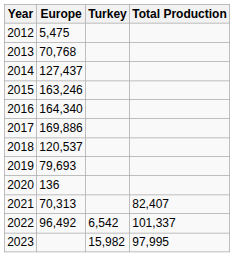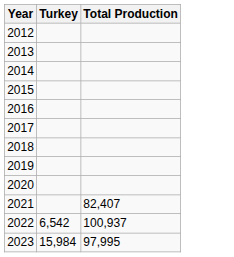- column: (61, 14)
(154, 223) 101,337 -> (105, 223) 100,937
(107, 242) 15,982 -> (58, 242) 15,984
